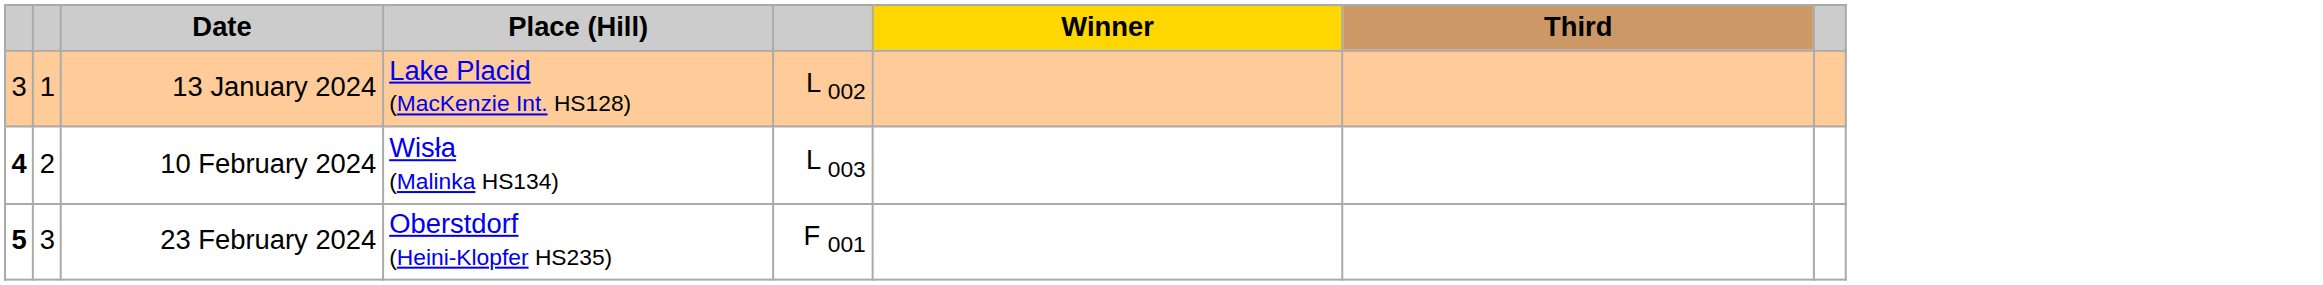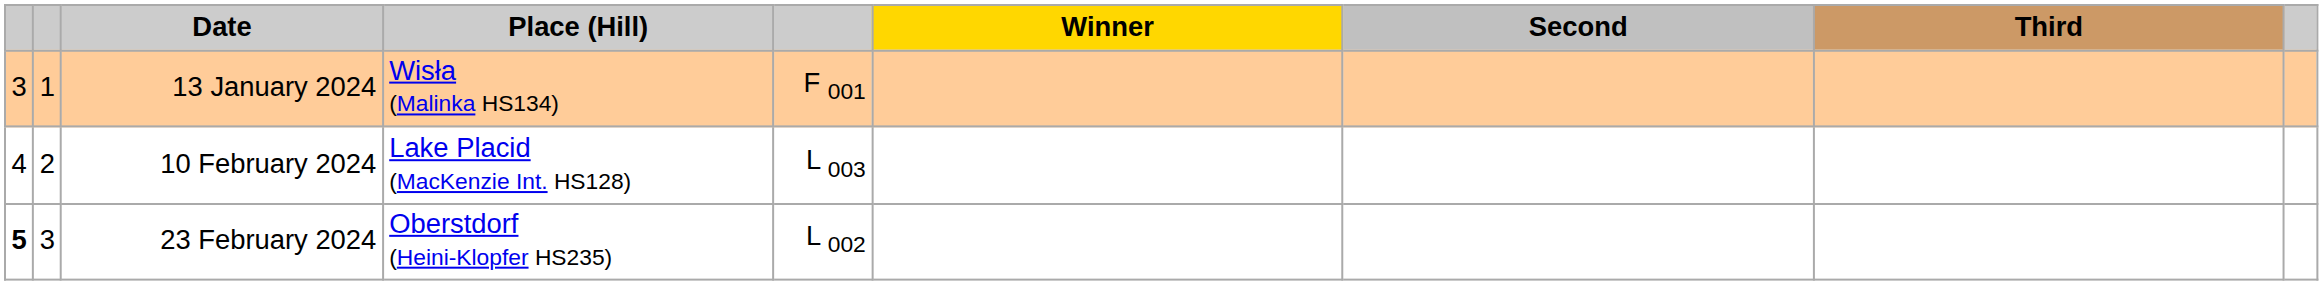+ column: (1578, 26)
(510, 86) Lake Placid (MacKenzie Int. HS128) -> (474, 86) Wisła (Malinka HS134)
(836, 86) L 002 -> (835, 86) F 001
(19, 163) bold -> (19, 163) normal
(474, 162) Wisła (Malinka HS134) -> (510, 162) Lake Placid (MacKenzie Int. HS128)
(835, 239) F 001 -> (836, 239) L 002
